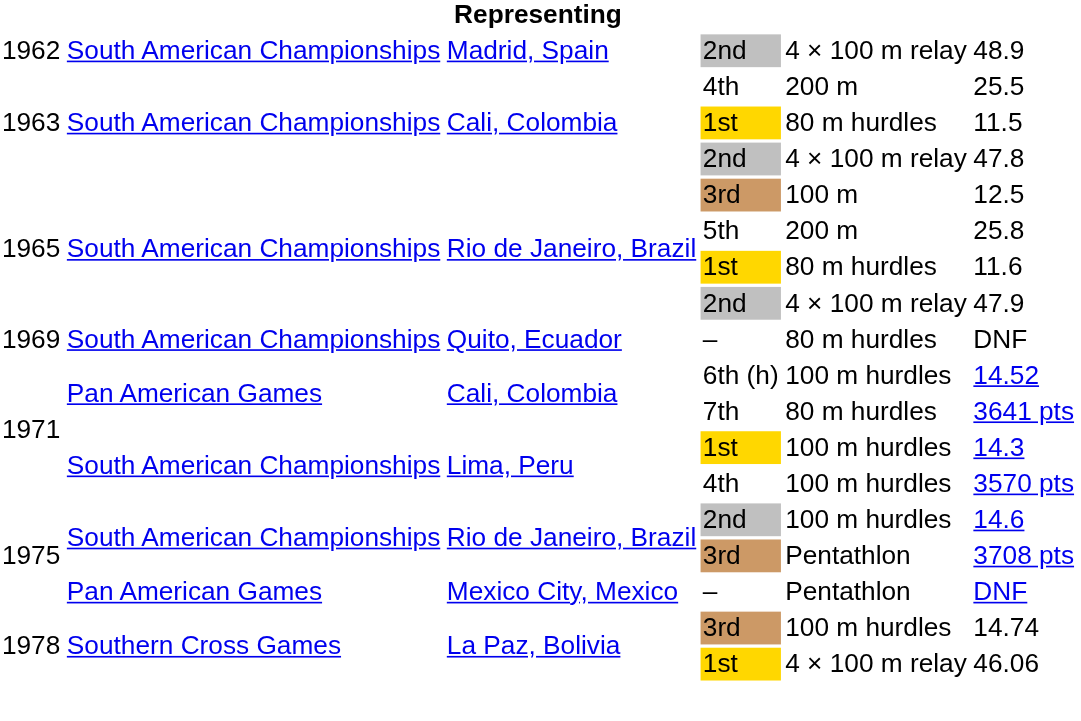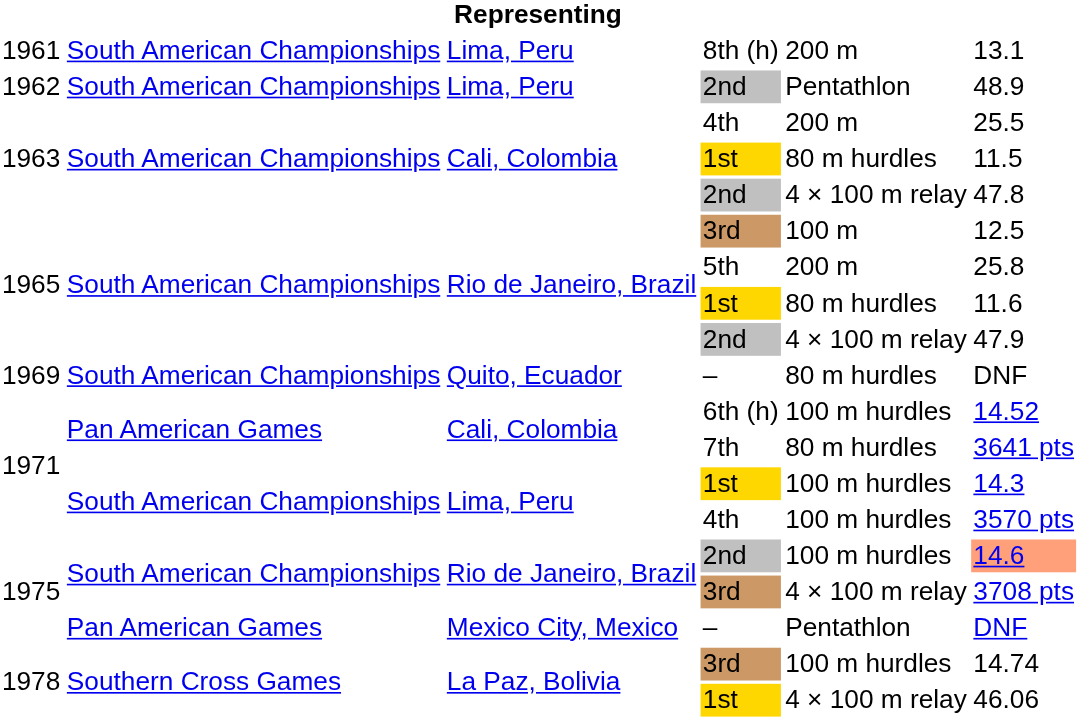+ row: (31, 50)
(528, 50) Madrid, Spain -> (510, 86) Lima, Peru
(876, 50) 4 × 100 m relay -> (848, 86) Pentathlon
(999, 519) no background -> (999, 555) lightsalmon background
(848, 555) Pentathlon -> (876, 591) 4 × 100 m relay
